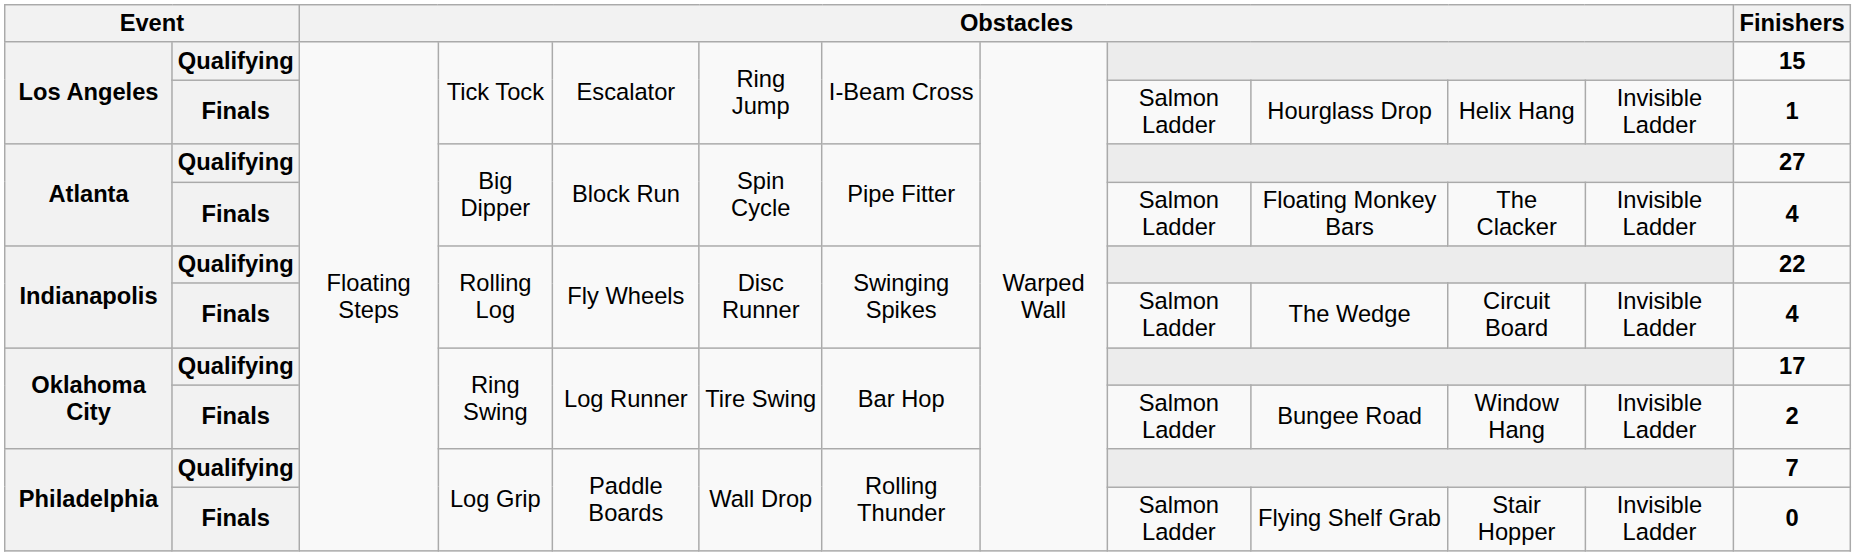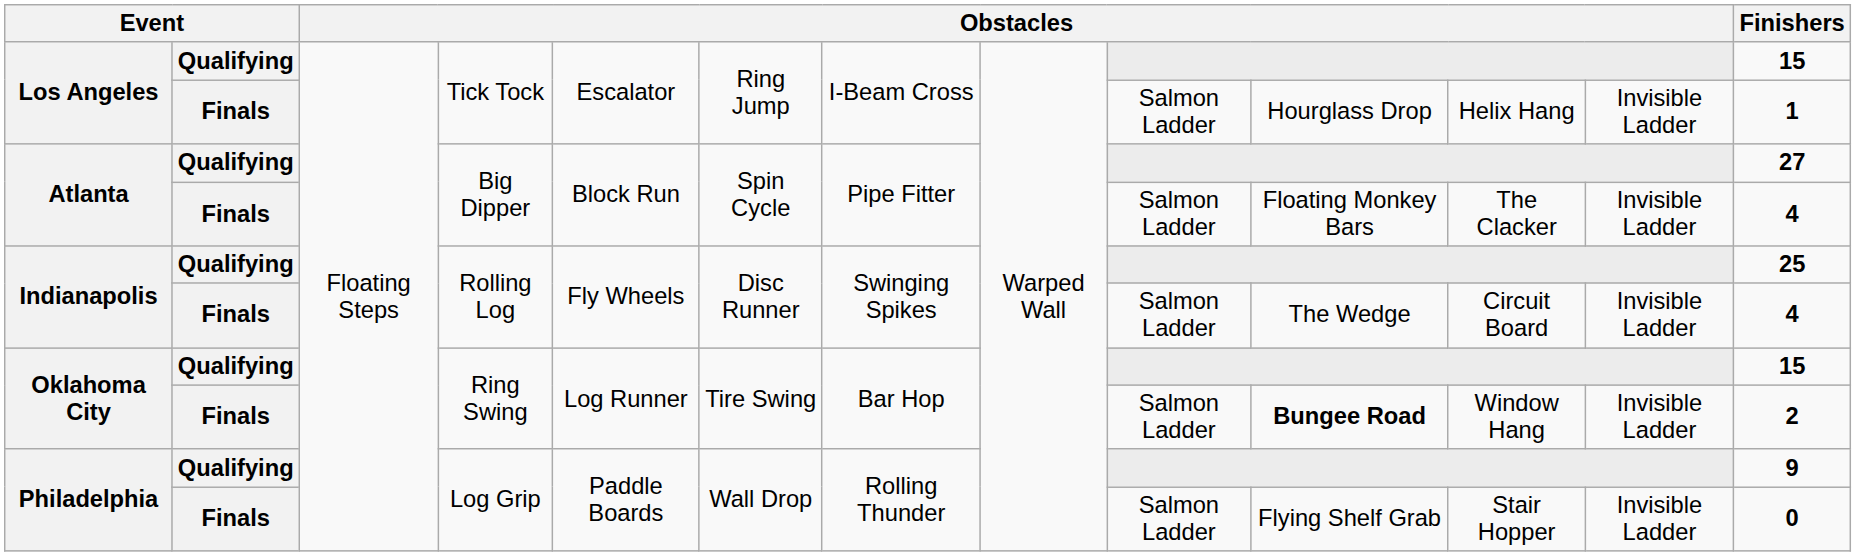(1792, 264) 22 -> (1792, 264) 25
(1792, 366) 17 -> (1792, 366) 15
(1350, 416) normal -> (1350, 416) bold
(1792, 467) 7 -> (1792, 467) 9
